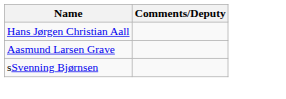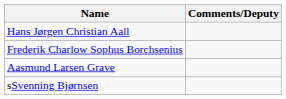+ row: (95, 49)
